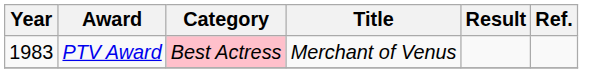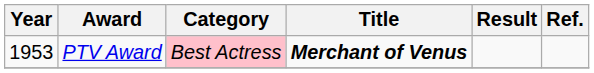(31, 51) 1983 -> (31, 51) 1953
(374, 51) normal -> (379, 51) bold
